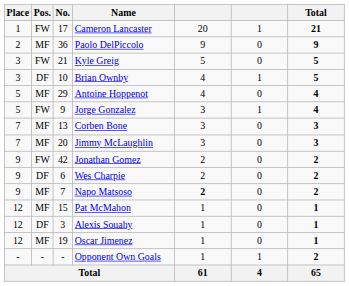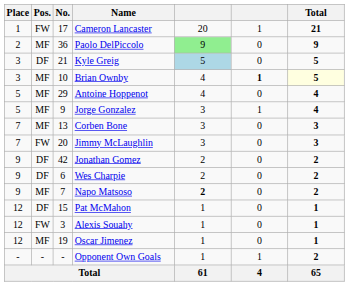(203, 45) no background -> (203, 45) lightgreen background
(42, 61) FW -> (42, 61) DF
(203, 61) no background -> (203, 61) lightblue background
(42, 77) DF -> (42, 77) MF
(259, 77) normal -> (259, 77) bold
(316, 77) no background -> (316, 77) lightyellow background
(42, 110) FW -> (42, 110) MF
(42, 143) MF -> (42, 143) FW
(42, 159) FW -> (42, 159) DF
(42, 208) MF -> (42, 208) DF
(42, 224) DF -> (42, 224) FW
